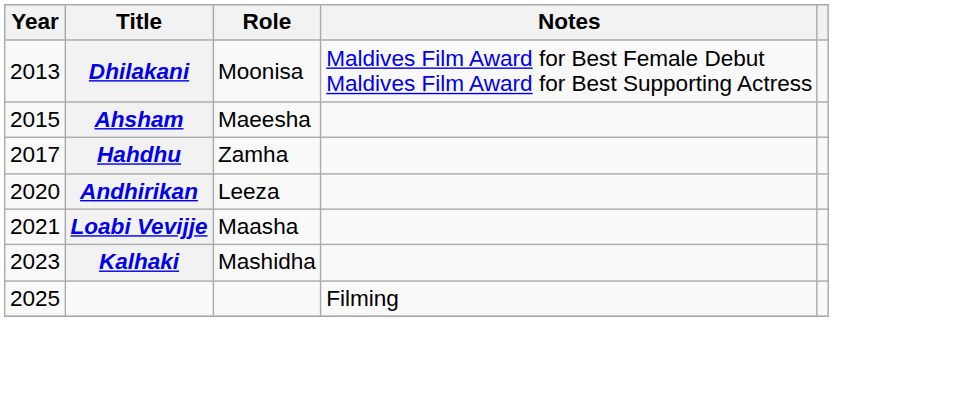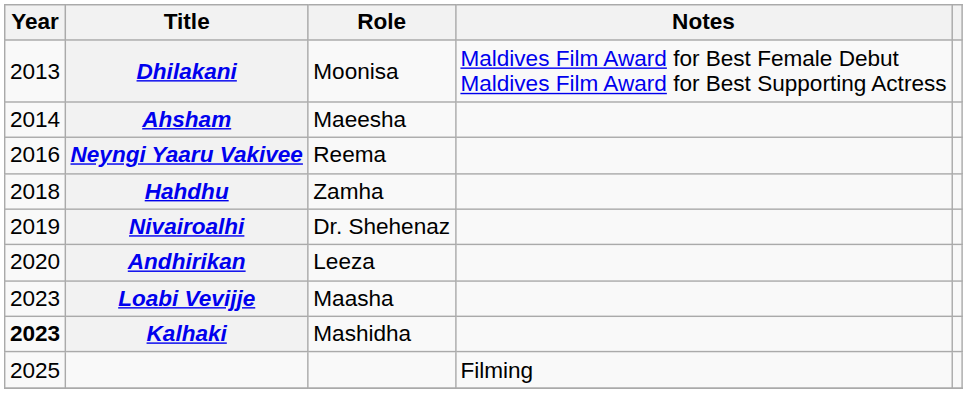(35, 119) 2015 -> (35, 119) 2014
+ row: (187, 155)
(35, 155) 2017 -> (35, 190) 2018
+ row: (187, 226)
(35, 226) 2021 -> (35, 298) 2023
(35, 262) normal -> (35, 333) bold
